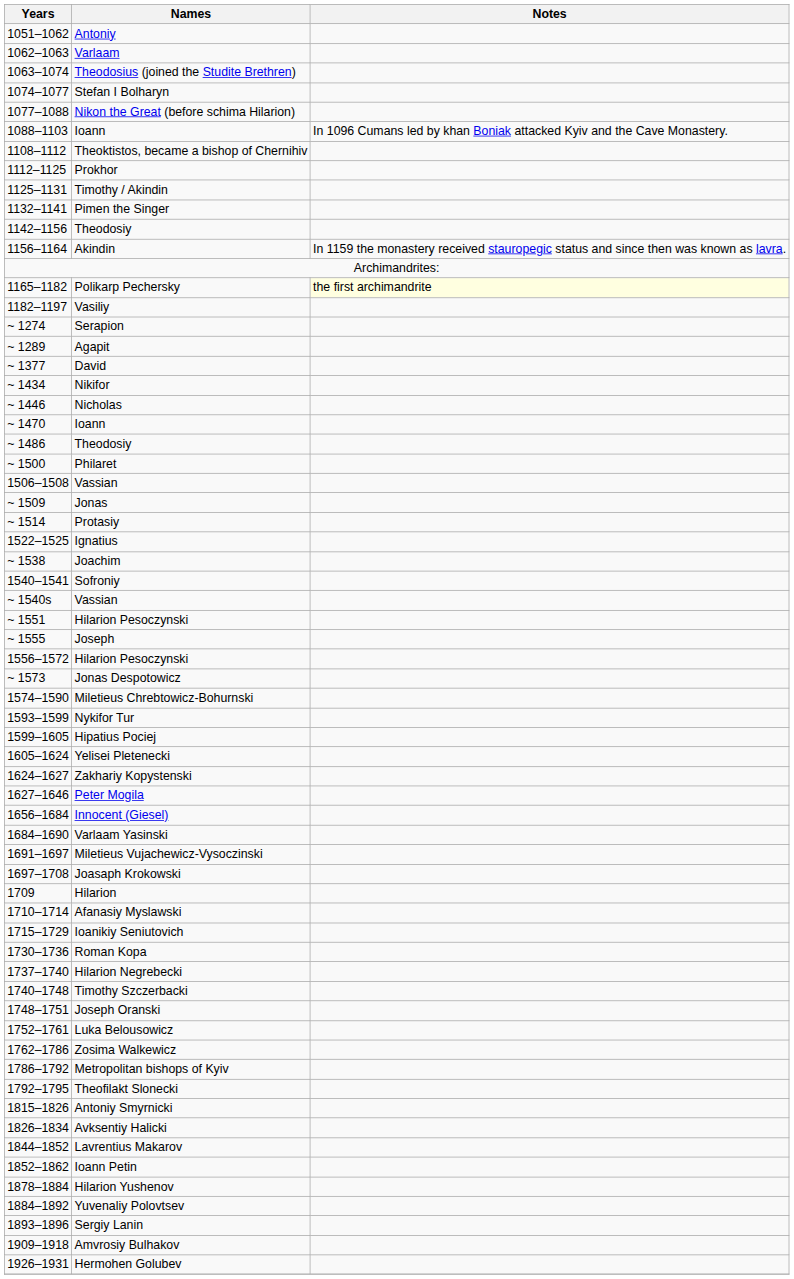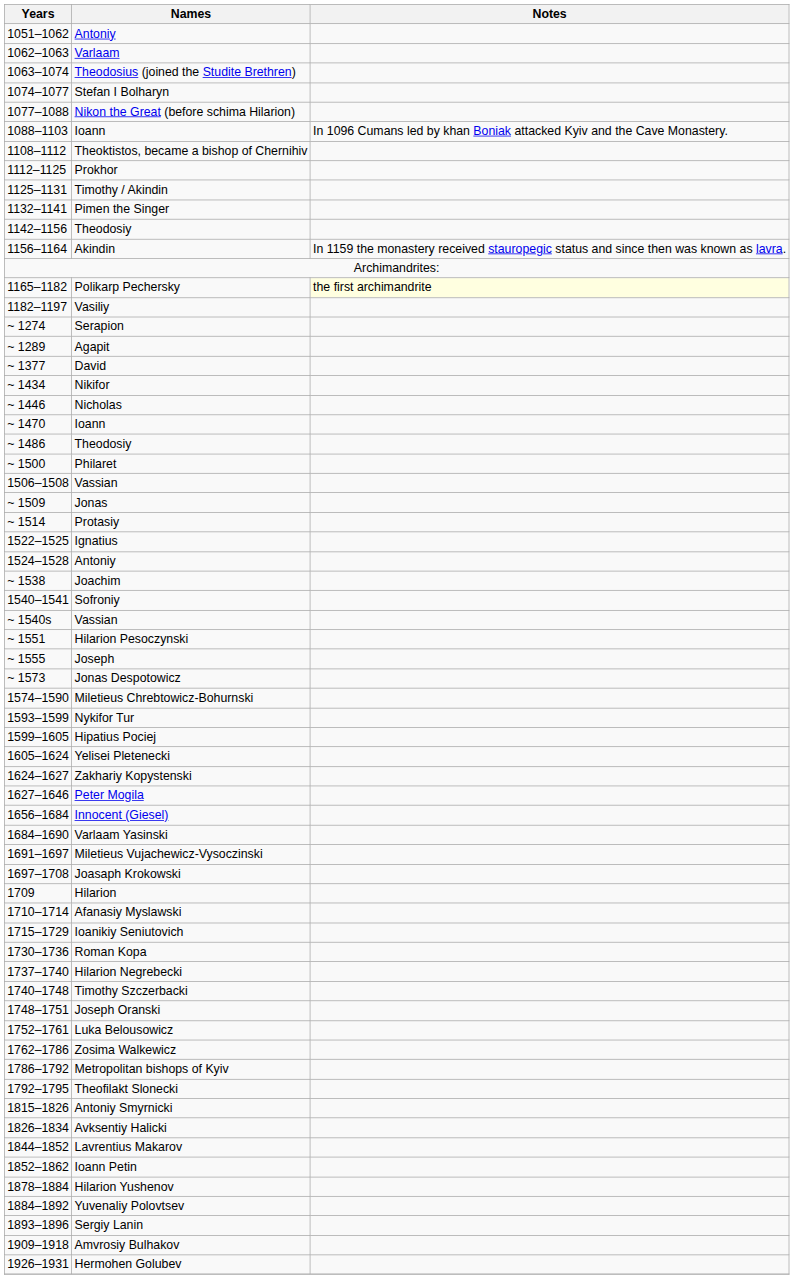+ row: (38, 561)
- row: (38, 659)
